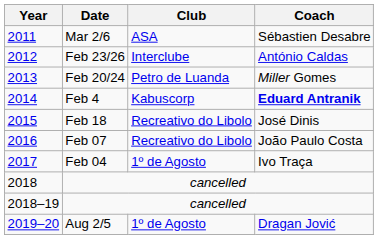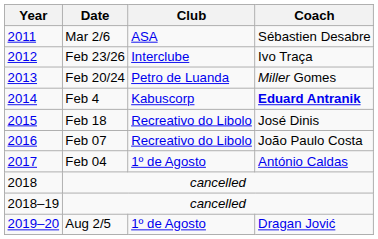(303, 57) António Caldas -> (285, 57) Ivo Traça
(285, 162) Ivo Traça -> (303, 162) António Caldas
